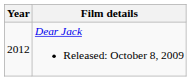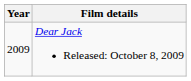(18, 49) 2012 -> (18, 49) 2009
